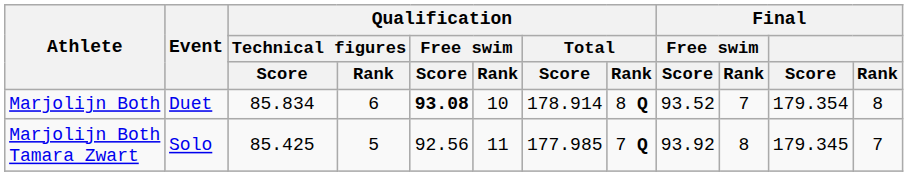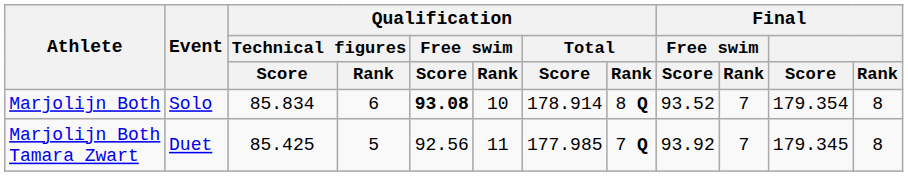(191, 104) Duet -> (191, 104) Solo
(191, 145) Solo -> (191, 145) Duet
(744, 145) 8 -> (744, 145) 7
(878, 145) 7 -> (878, 145) 8
